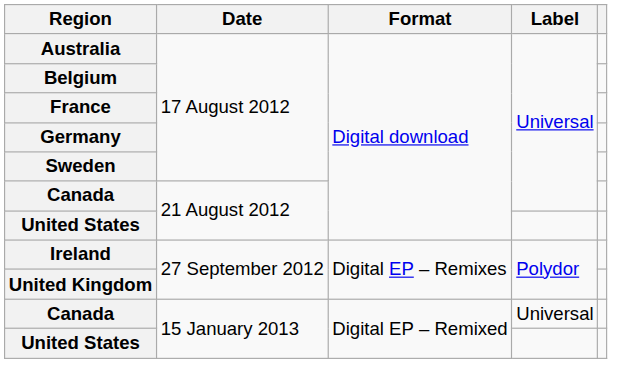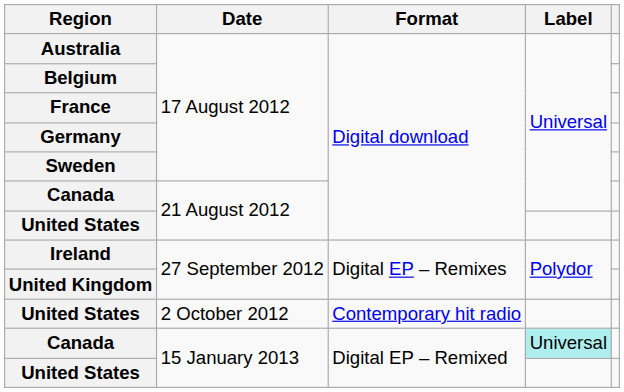+ row: (81, 313)
(555, 313) no background -> (568, 343) paleturquoise background
